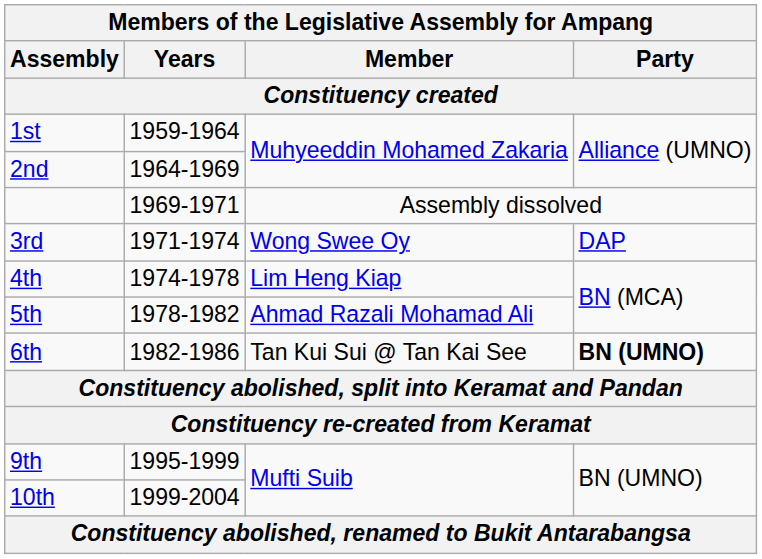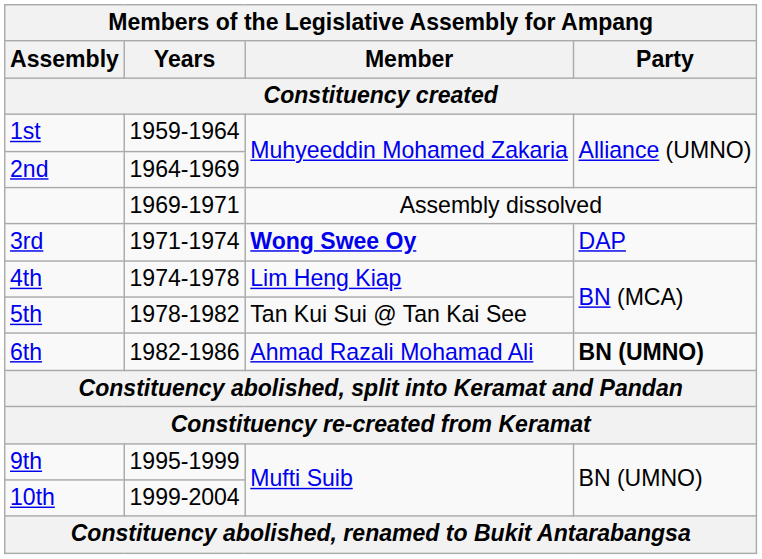(330, 242) normal -> (333, 242) bold
(392, 315) Ahmad Razali Mohamad Ali -> (389, 315) Tan Kui Sui @ Tan Kai See
(389, 351) Tan Kui Sui @ Tan Kai See -> (392, 351) Ahmad Razali Mohamad Ali
